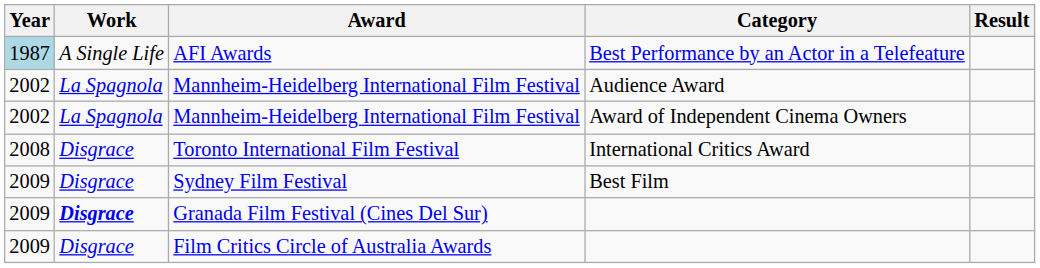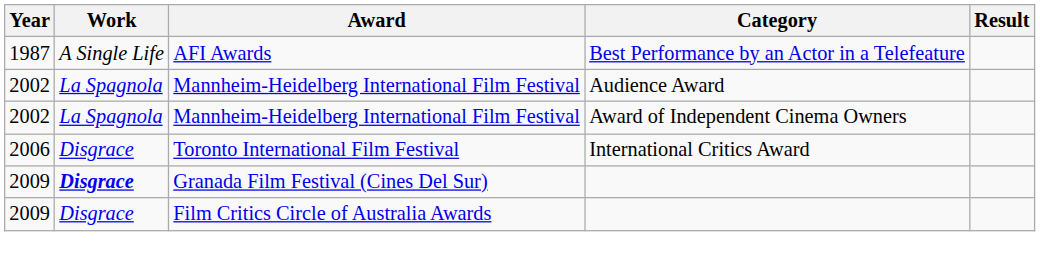(30, 52) lightblue background -> (30, 52) no background
(30, 149) 2008 -> (30, 149) 2006
- row: (260, 181)
